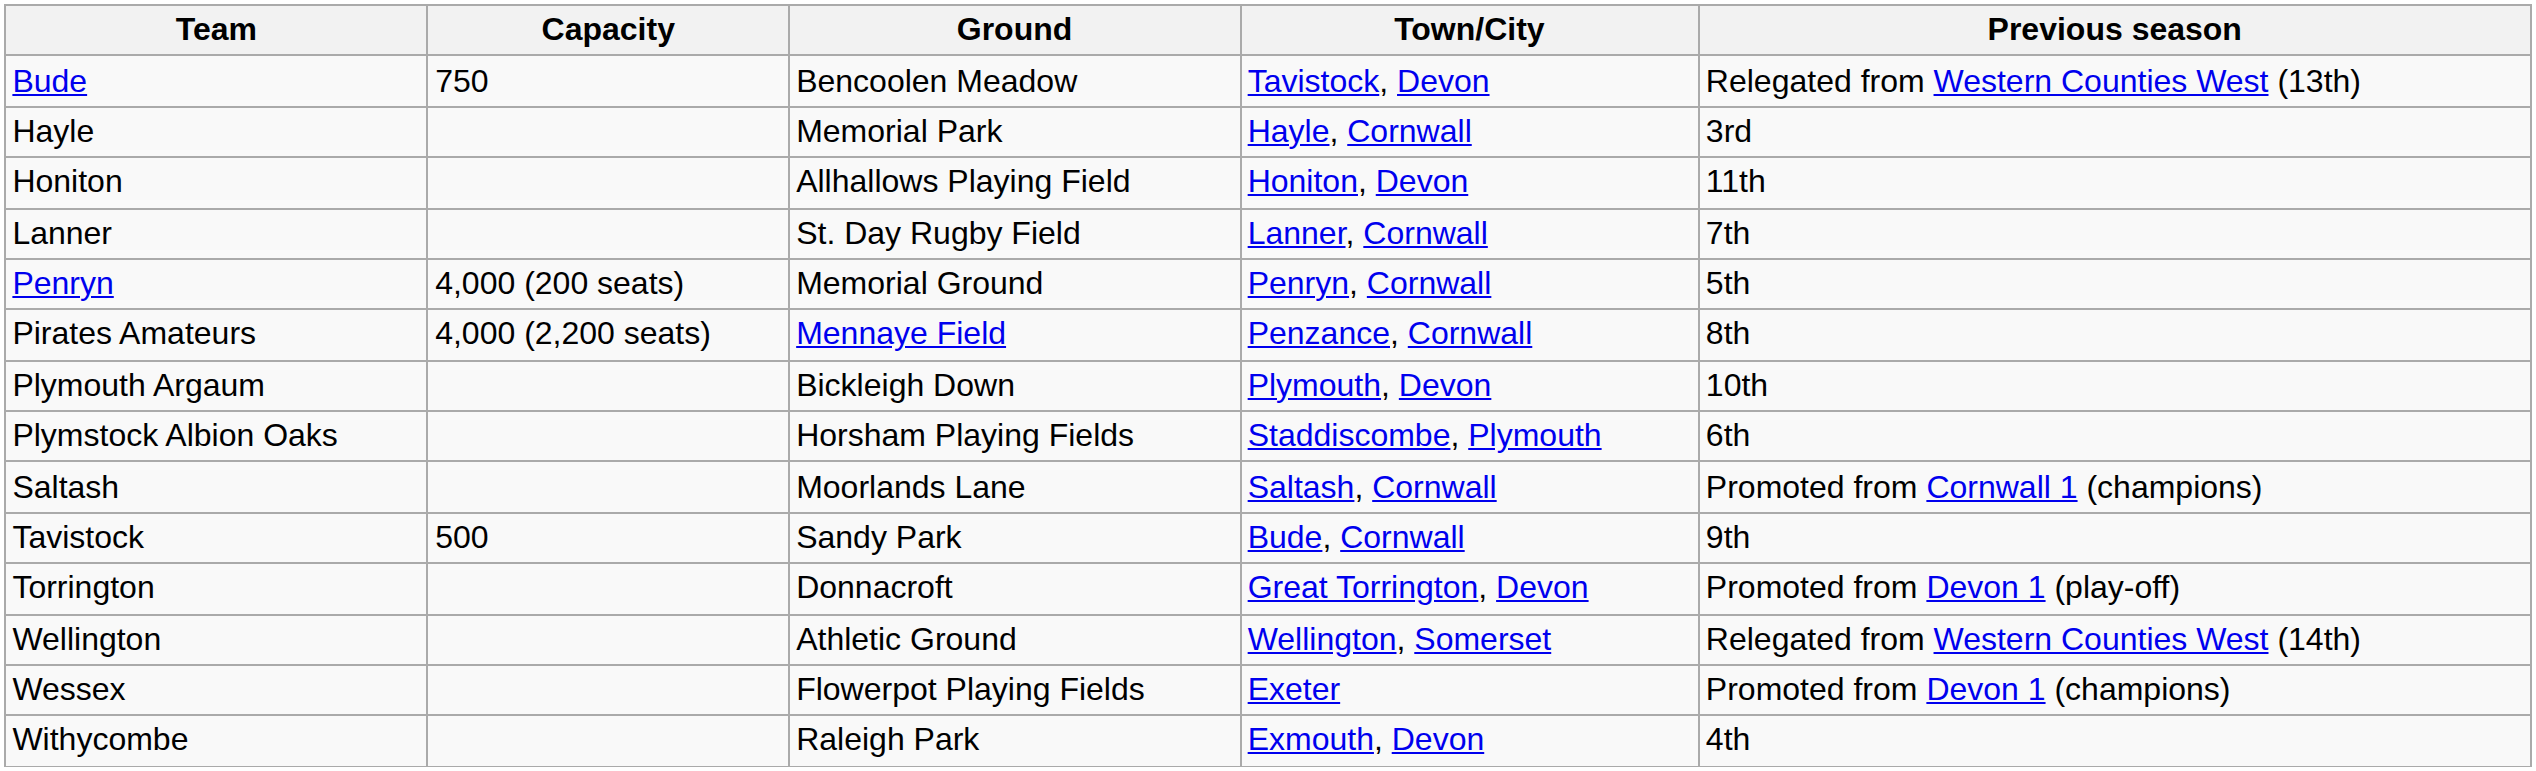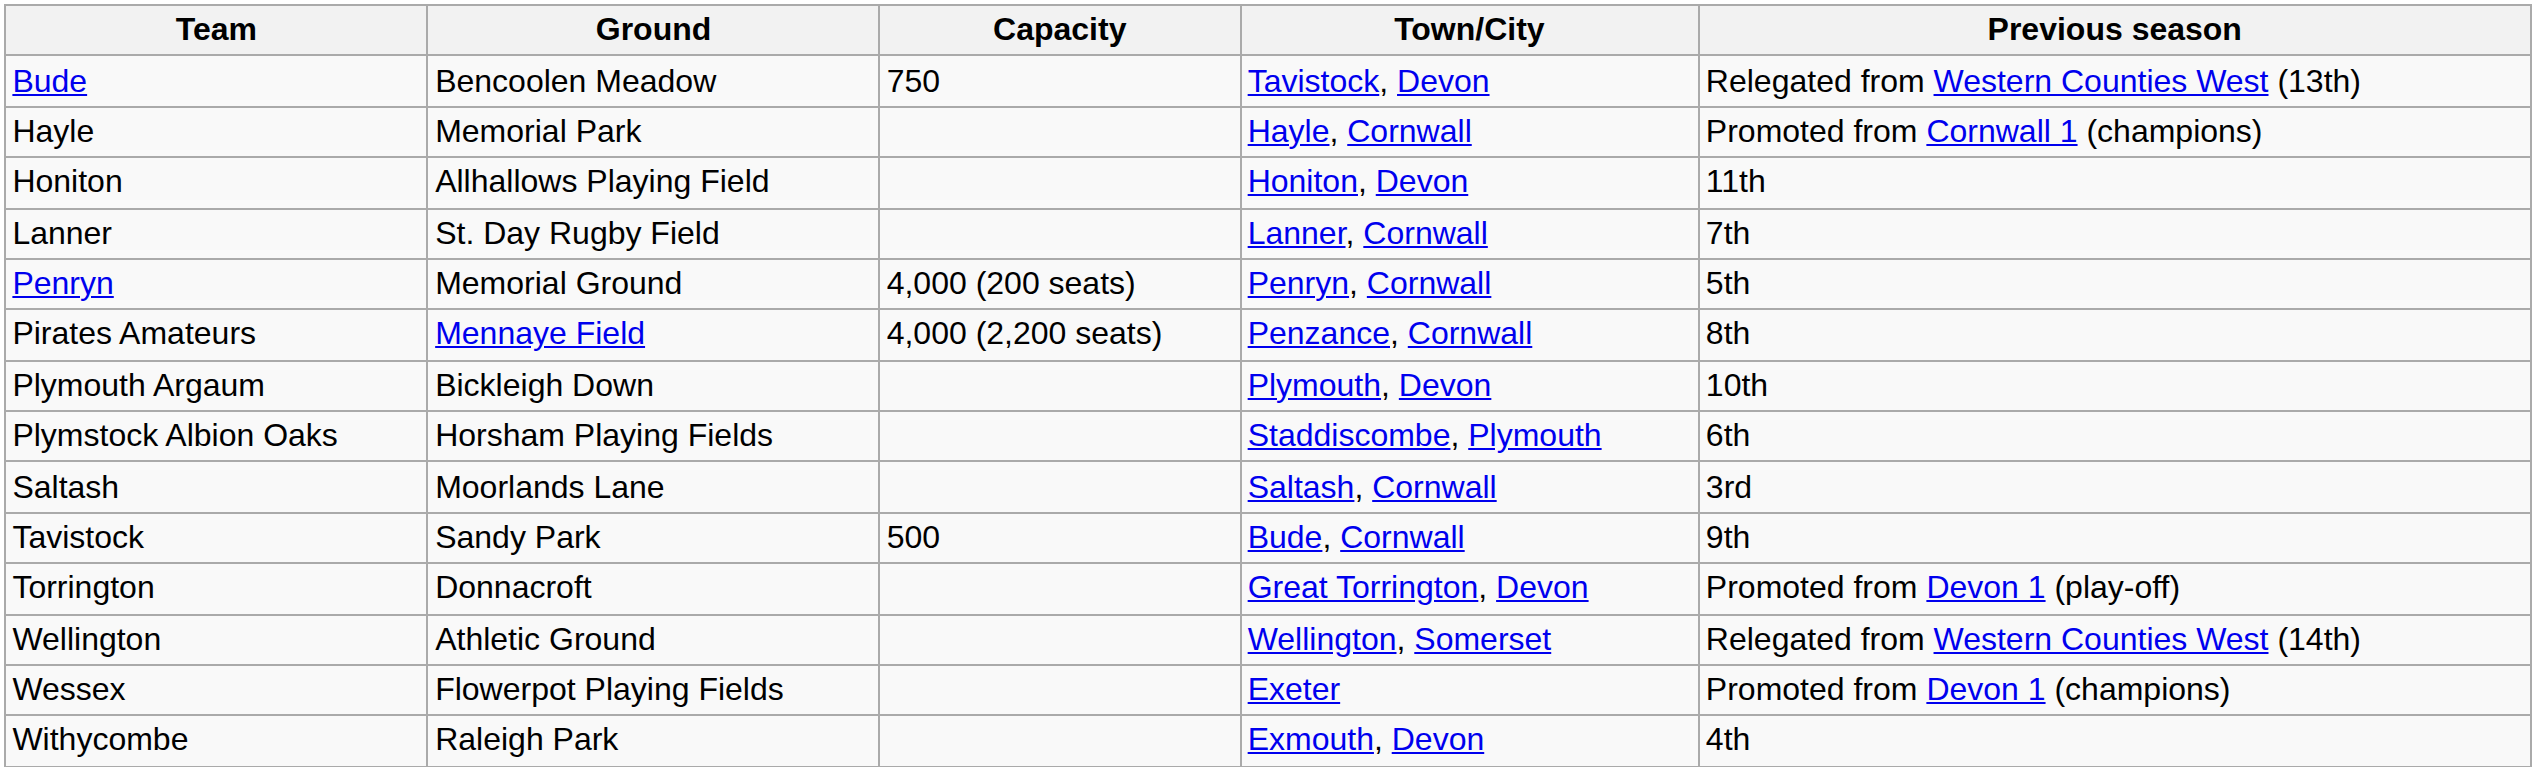columns swapped: (1015, 29) <-> (608, 29)
(1729, 131) 3rd -> (1984, 131) Promoted from Cornwall 1 (champions)
(1984, 486) Promoted from Cornwall 1 (champions) -> (1729, 486) 3rd
